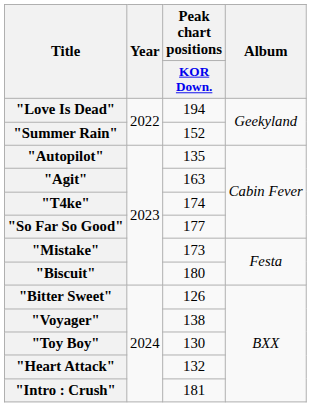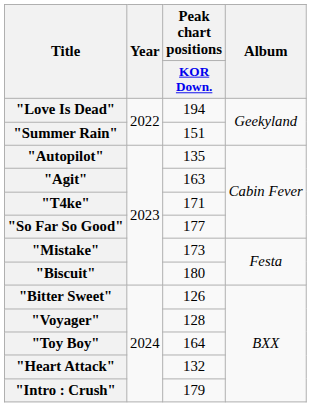(194, 133) 152 -> (194, 133) 151
(194, 203) 174 -> (194, 203) 171
(194, 320) 138 -> (194, 320) 128
(194, 343) 130 -> (194, 343) 164
(194, 390) 181 -> (194, 390) 179
